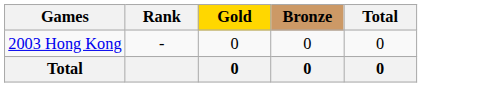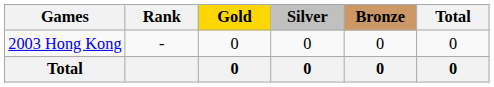+ column: (307, 17)
